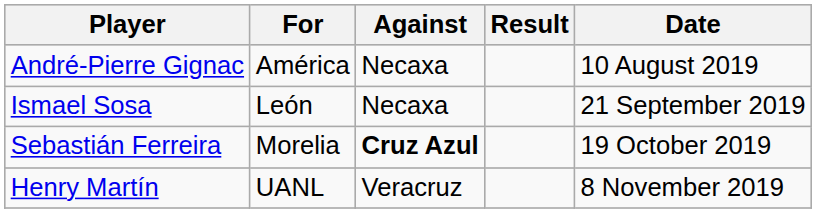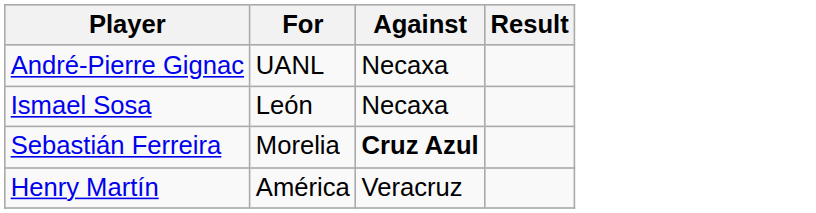- column: (693, 24)
(303, 65) América -> (290, 65) UANL
(290, 187) UANL -> (303, 187) América
